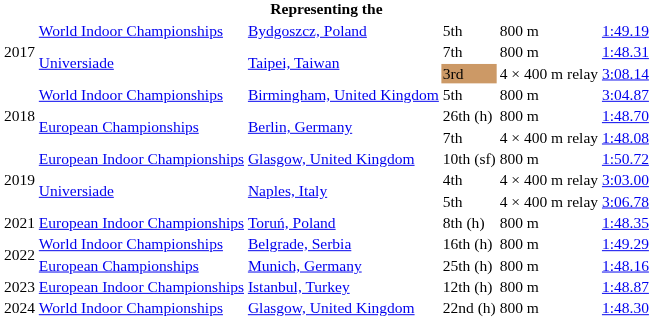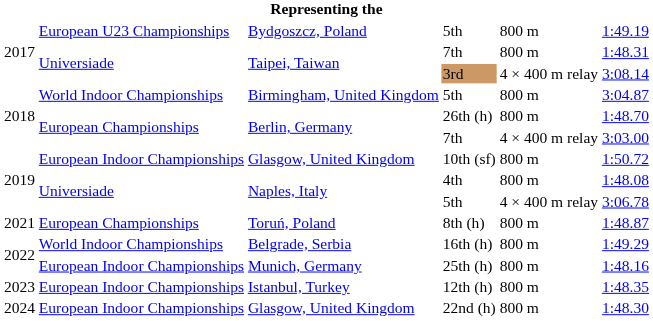(131, 30) World Indoor Championships -> (134, 30) European U23 Championships
(625, 137) 1:48.08 -> (625, 137) 3:03.00
(549, 180) 4 × 400 m relay -> (519, 180) 800 m
(625, 180) 3:03.00 -> (625, 180) 1:48.08
(141, 223) European Indoor Championships -> (119, 223) European Championships
(625, 223) 1:48.35 -> (625, 223) 1:48.87
(119, 265) European Championships -> (141, 265) European Indoor Championships
(625, 287) 1:48.87 -> (625, 287) 1:48.35
(131, 308) World Indoor Championships -> (141, 308) European Indoor Championships
